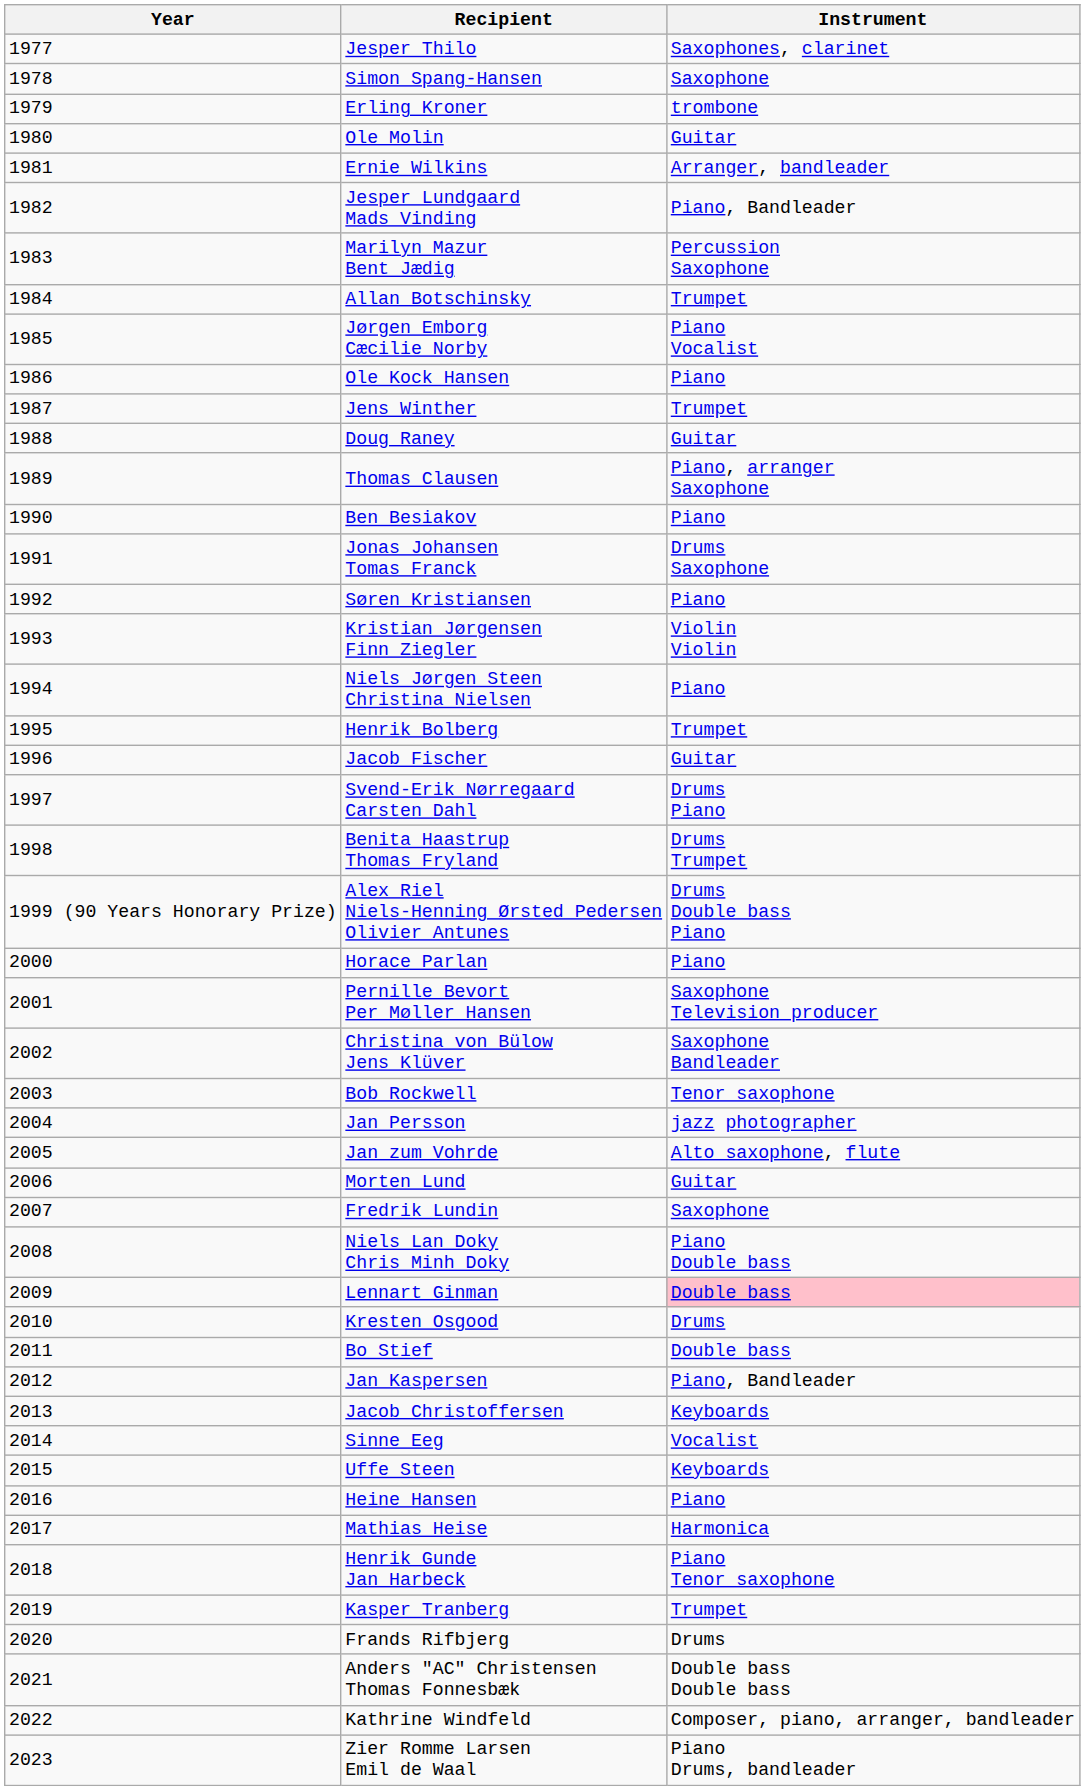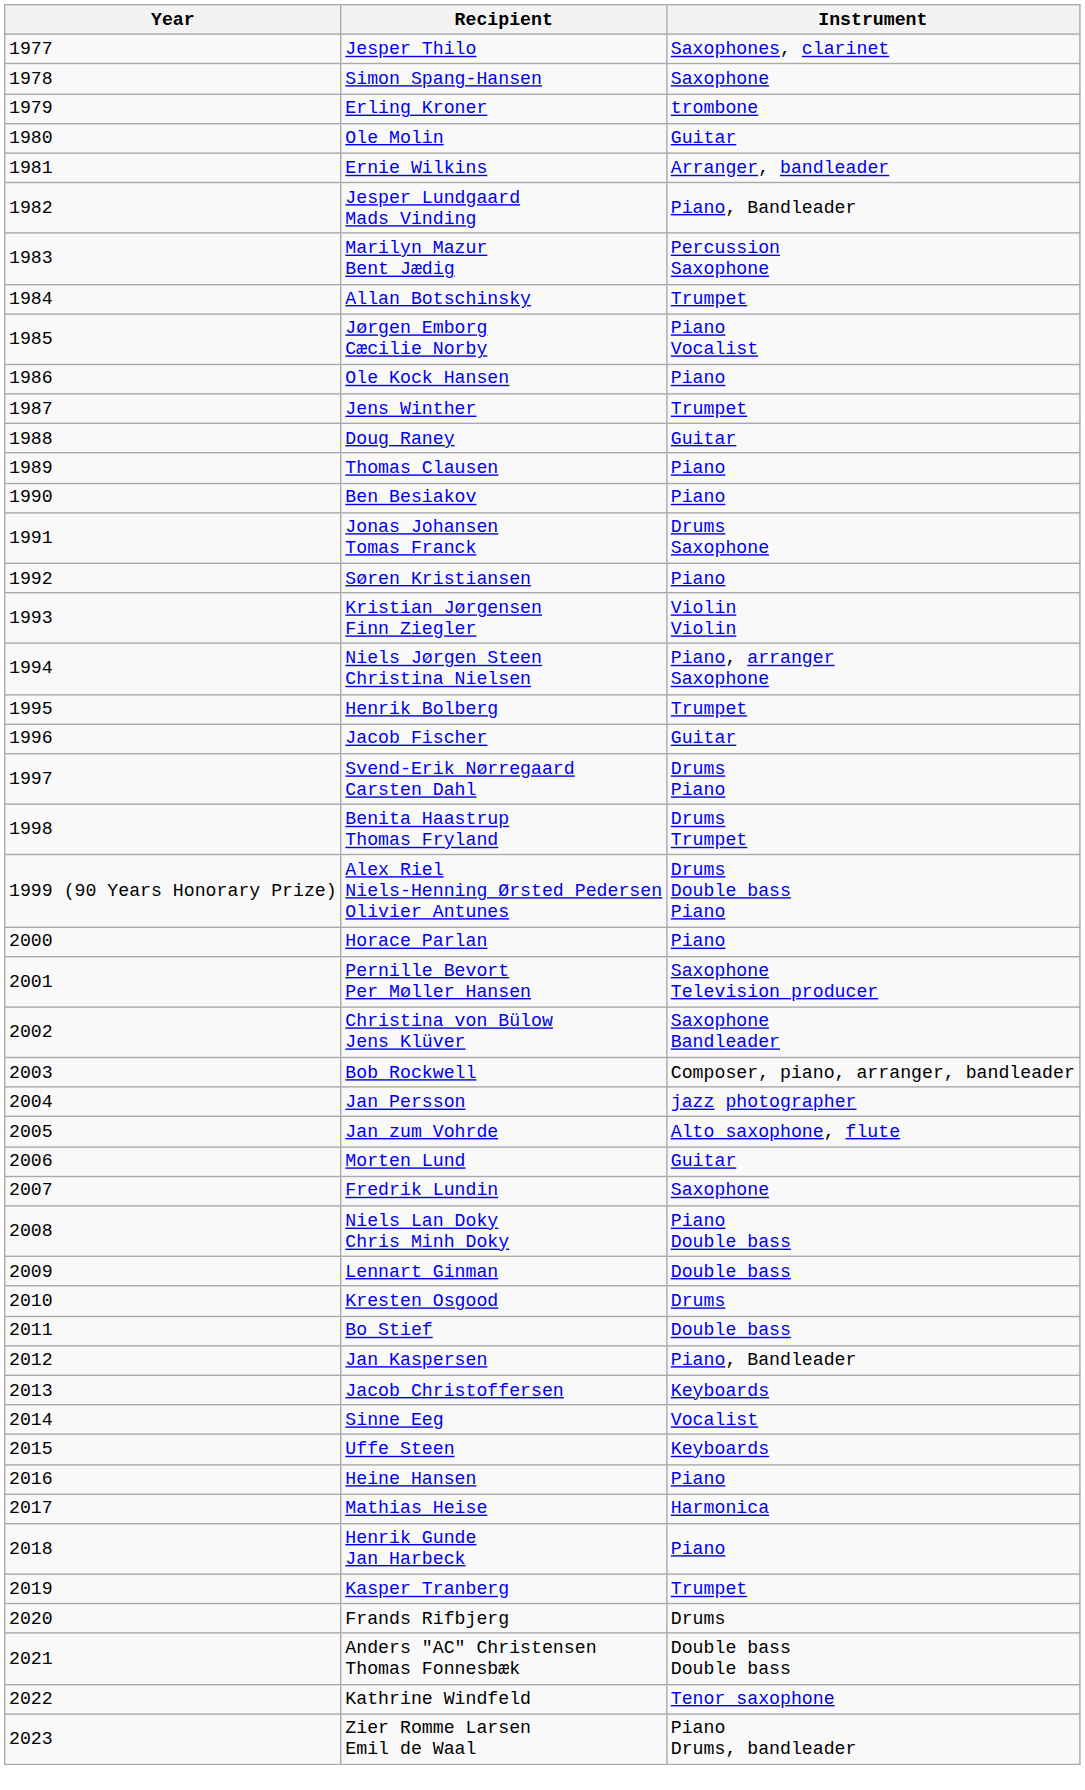(753, 479) Piano, arranger Saxophone -> (698, 468) Piano
(698, 690) Piano -> (753, 669) Piano, arranger Saxophone
(753, 1093) Tenor saxophone -> (873, 1072) Composer, piano, arranger, bandleader
(731, 1292) pink background -> (731, 1271) no background
(753, 1570) Piano Tenor saxophone -> (698, 1549) Piano
(873, 1720) Composer, piano, arranger, bandleader -> (753, 1699) Tenor saxophone
